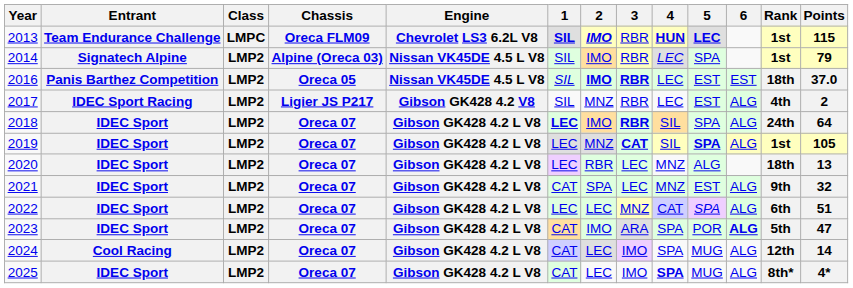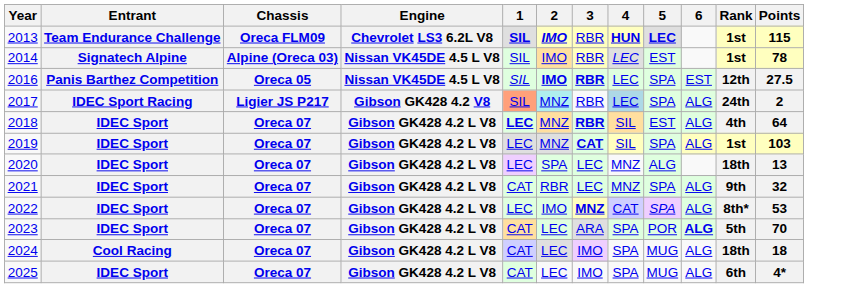- column: (246, 16)
(707, 58) SPA -> (662, 58) EST
(824, 58) 79 -> (780, 58) 78
(707, 80) EST -> (662, 80) SPA
(781, 80) 18th -> (736, 80) 12th
(824, 80) 37.0 -> (780, 80) 27.5
(564, 101) no background -> (520, 101) lightsalmon background
(599, 101) no background -> (554, 101) paleturquoise background
(670, 101) no background -> (626, 101) lightblue background
(707, 101) EST -> (662, 101) SPA
(781, 101) 4th -> (736, 101) 24th
(599, 122) IMO -> (554, 122) MNZ
(707, 122) SPA -> (662, 122) EST
(781, 122) 24th -> (736, 122) 4th
(707, 144) bold -> (662, 144) normal
(824, 144) 105 -> (780, 144) 103
(599, 165) RBR -> (554, 165) SPA
(599, 187) SPA -> (554, 187) RBR
(707, 187) EST -> (662, 187) SPA
(599, 208) LEC -> (554, 208) IMO
(635, 208) normal -> (590, 208) bold
(781, 208) 6th -> (736, 208) 8th*
(824, 208) 51 -> (780, 208) 53
(599, 229) IMO -> (554, 229) LEC
(824, 229) 47 -> (780, 229) 70
(781, 251) 12th -> (736, 251) 18th
(824, 251) 14 -> (780, 251) 18
(670, 272) bold -> (626, 272) normal
(781, 272) 8th* -> (736, 272) 6th
